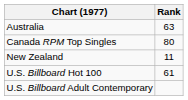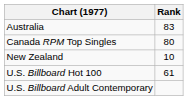(169, 27) 63 -> (169, 27) 83
(169, 57) 11 -> (169, 57) 10
